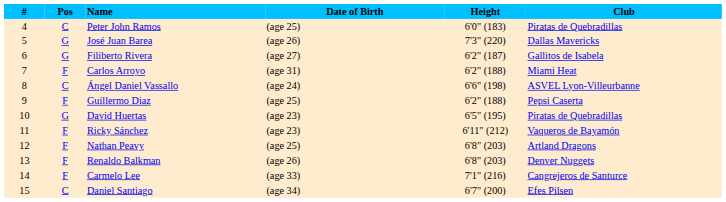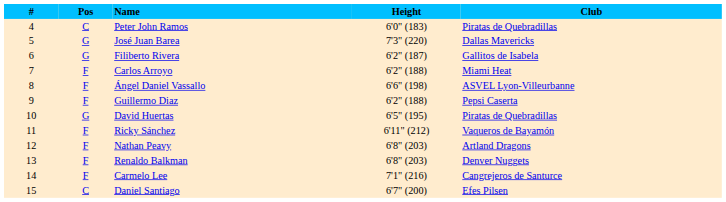- column: (355, 11)
(65, 86) C -> (86, 86) F
